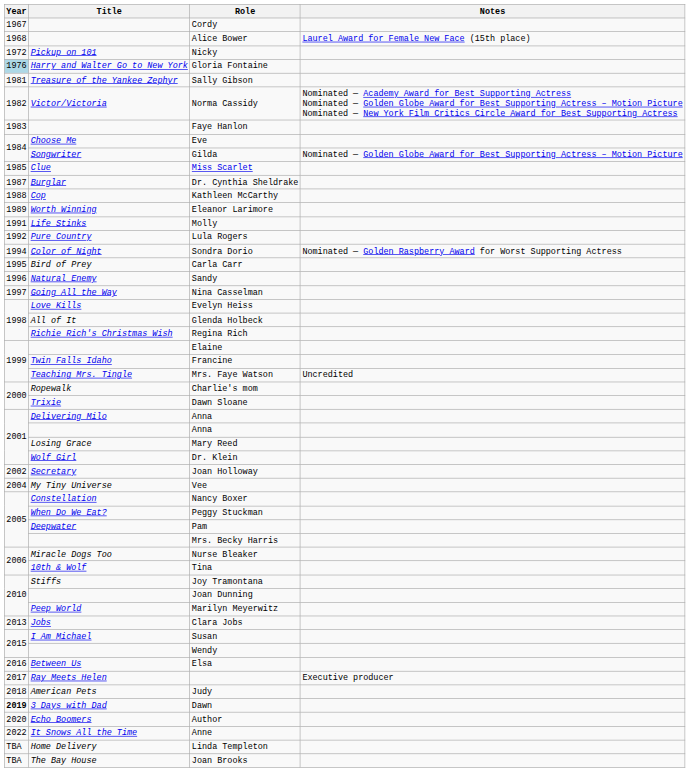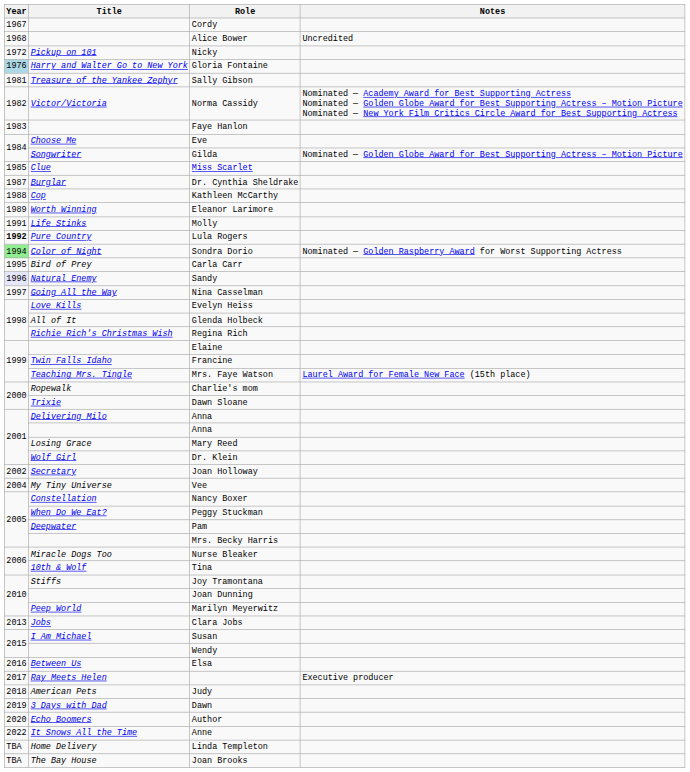(416, 39) Laurel Award for Female New Face (15th place) -> (328, 39) Uncredited
(16, 237) normal -> (16, 237) bold
(16, 251) no background -> (16, 251) lightgreen background
(16, 279) no background -> (16, 279) lavender background
(328, 375) Uncredited -> (416, 375) Laurel Award for Female New Face (15th place)
(16, 706) bold -> (16, 706) normal
